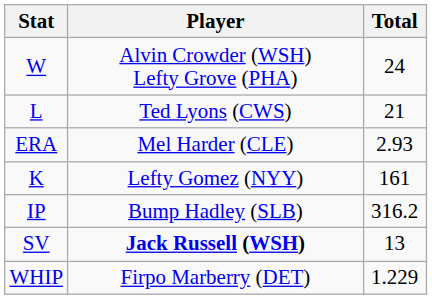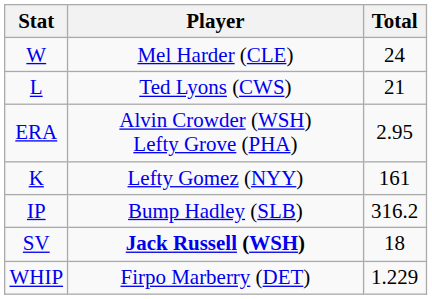(215, 66) Alvin Crowder (WSH) Lefty Grove (PHA) -> (215, 54) Mel Harder (CLE)
(215, 144) Mel Harder (CLE) -> (215, 132) Alvin Crowder (WSH) Lefty Grove (PHA)
(395, 144) 2.93 -> (395, 132) 2.95
(395, 244) 13 -> (395, 244) 18
